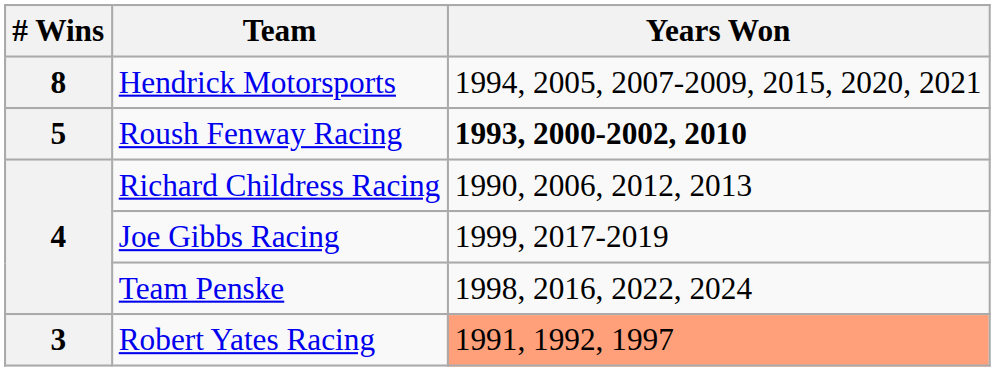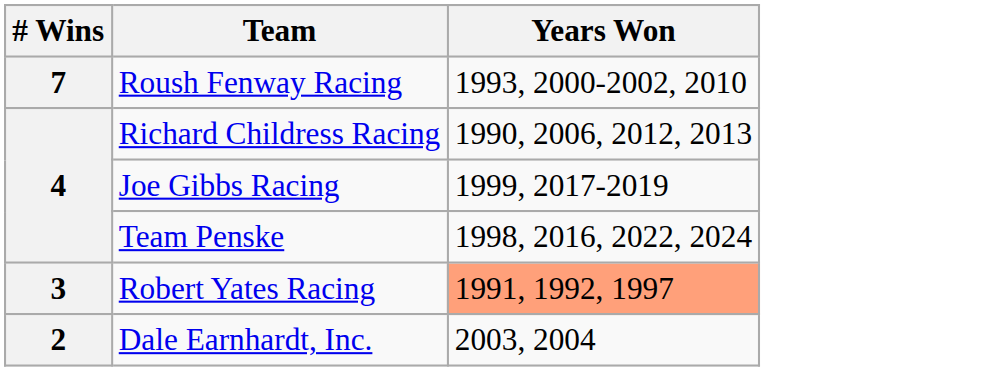- row: (257, 82)
(58, 133) 5 -> (58, 82) 7
(601, 133) bold -> (601, 82) normal
+ row: (246, 340)
